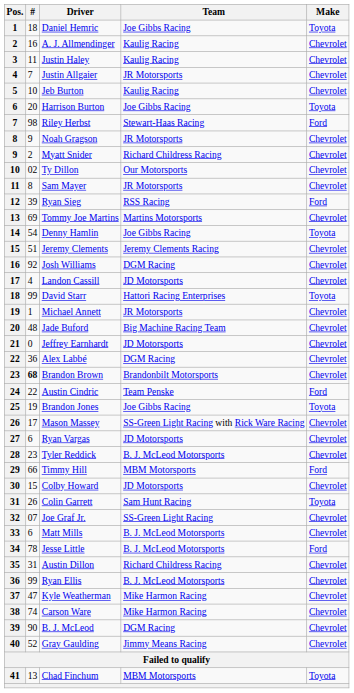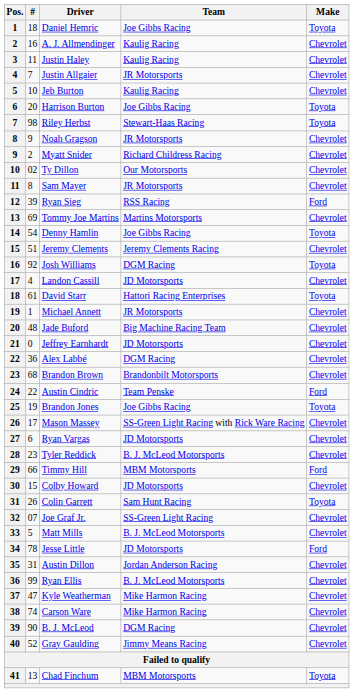(318, 123) Ford -> (322, 123) Toyota
(328, 265) Chevrolet -> (322, 265) Toyota
(33, 296) 99 -> (33, 296) 61
(33, 375) bold -> (33, 375) normal
(30, 533) 6 -> (30, 533) 5
(174, 549) B. J. McLeod Motorsports -> (153, 549) JD Motorsports
(172, 565) Richard Childress Racing -> (170, 565) Jordan Anderson Racing
